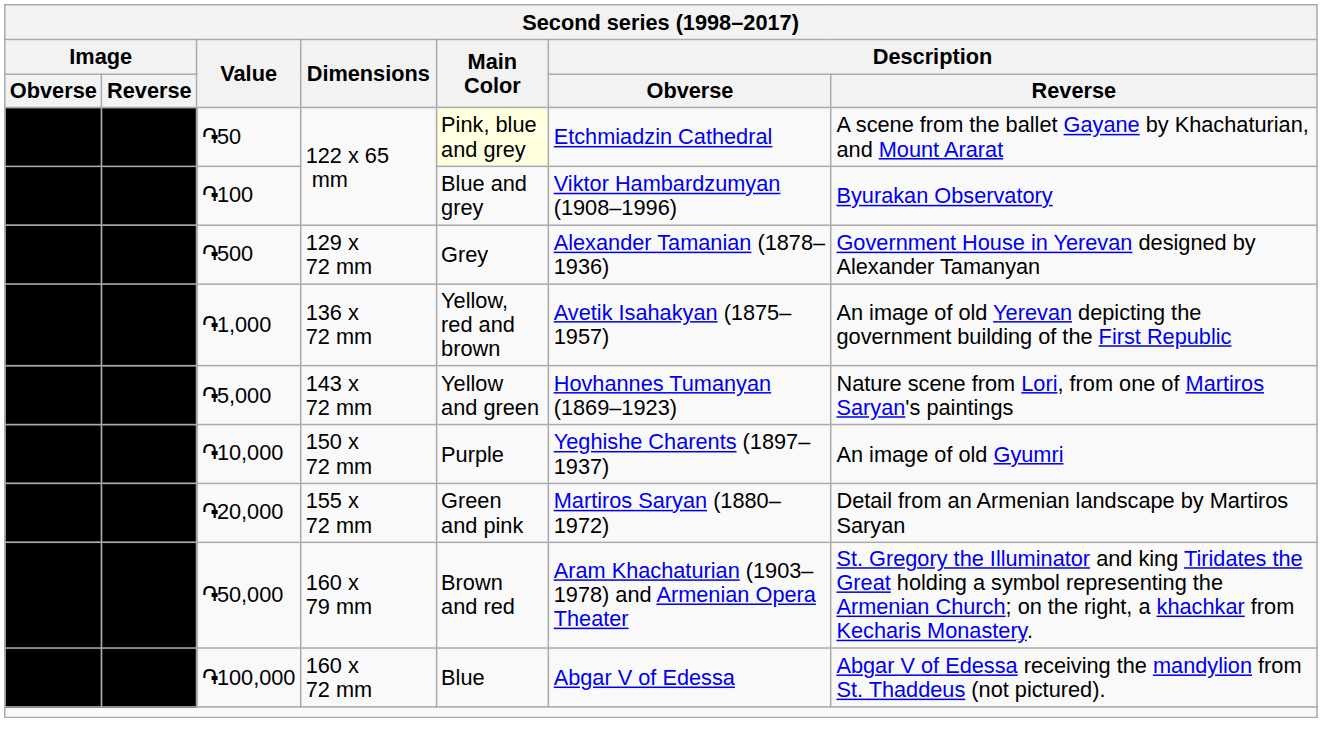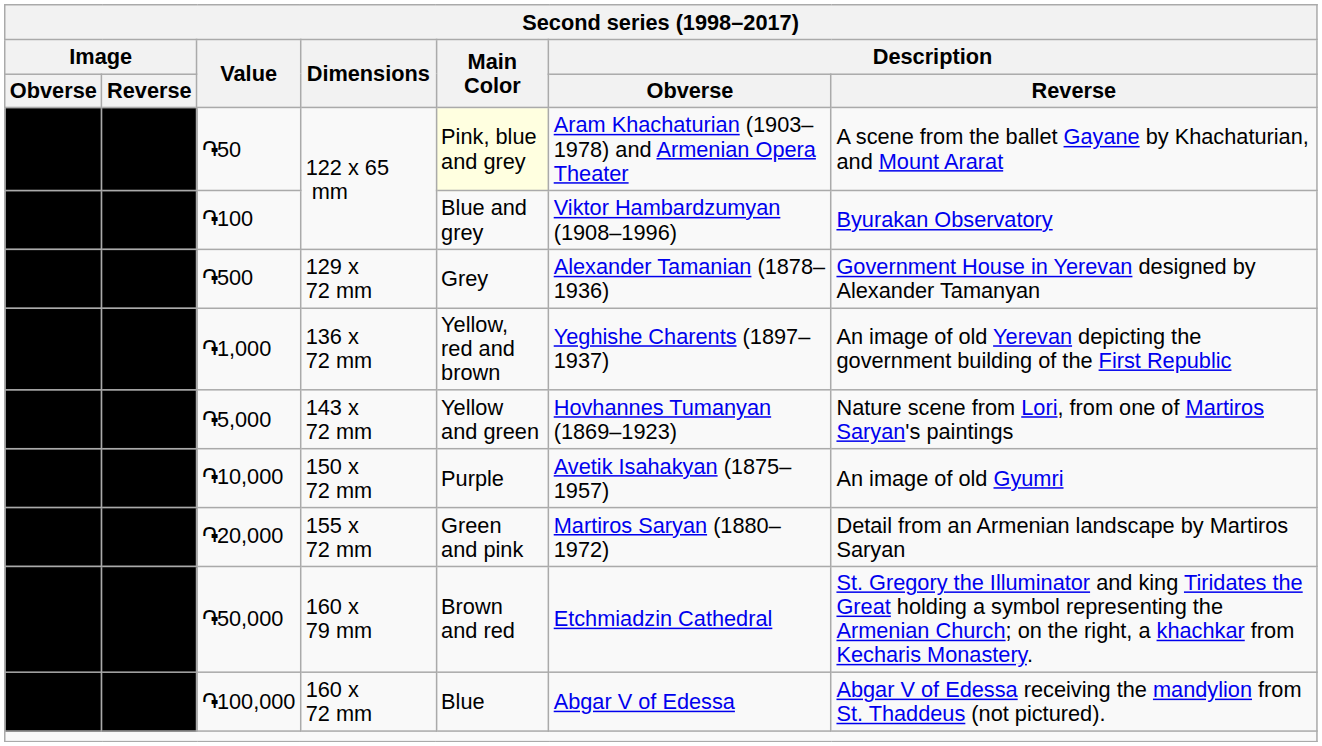(663, 137) Etchmiadzin Cathedral -> (685, 150) Aram Khachaturian (1903–1978) and Armenian Opera Theater
(673, 325) Avetik Isahakyan (1875–1957) -> (682, 349) Yeghishe Charents (1897–1937)
(682, 454) Yeghishe Charents (1897–1937) -> (673, 478) Avetik Isahakyan (1875–1957)
(685, 595) Aram Khachaturian (1903–1978) and Armenian Opera Theater -> (663, 620) Etchmiadzin Cathedral
